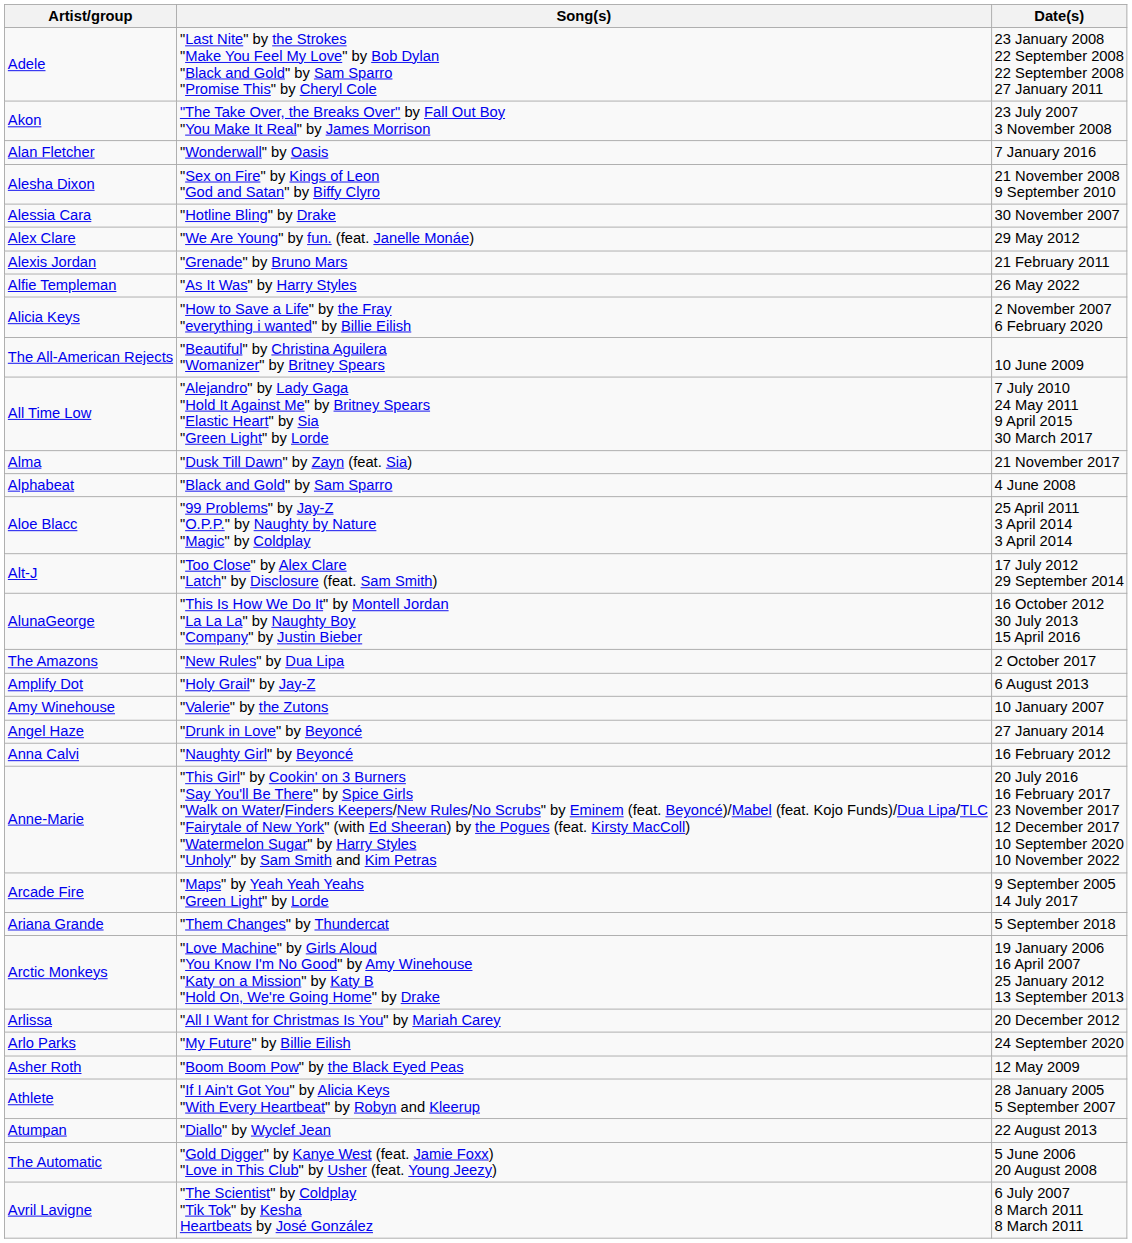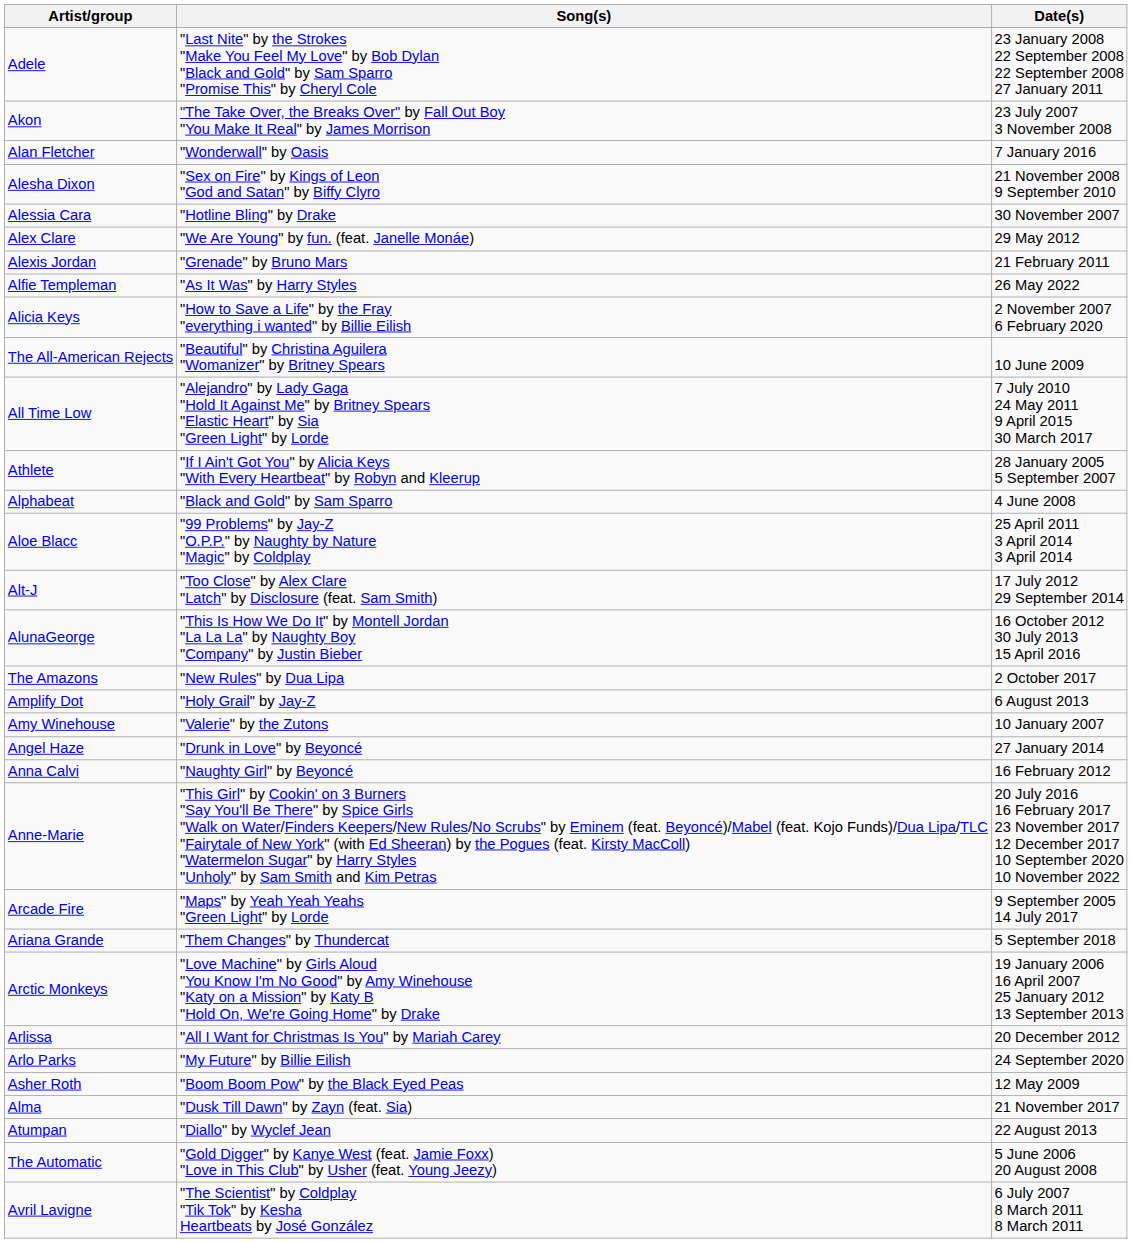rows swapped: (25, 461) <-> (31, 1098)
